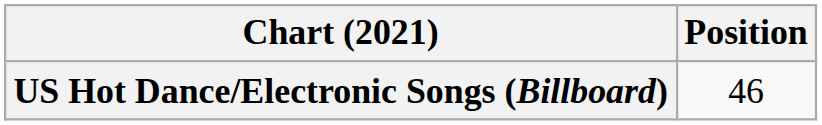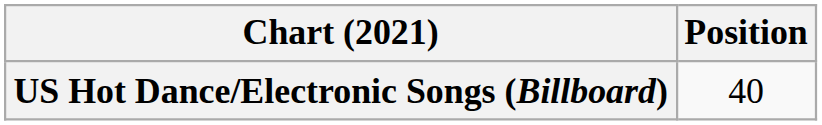(746, 89) 46 -> (746, 89) 40
